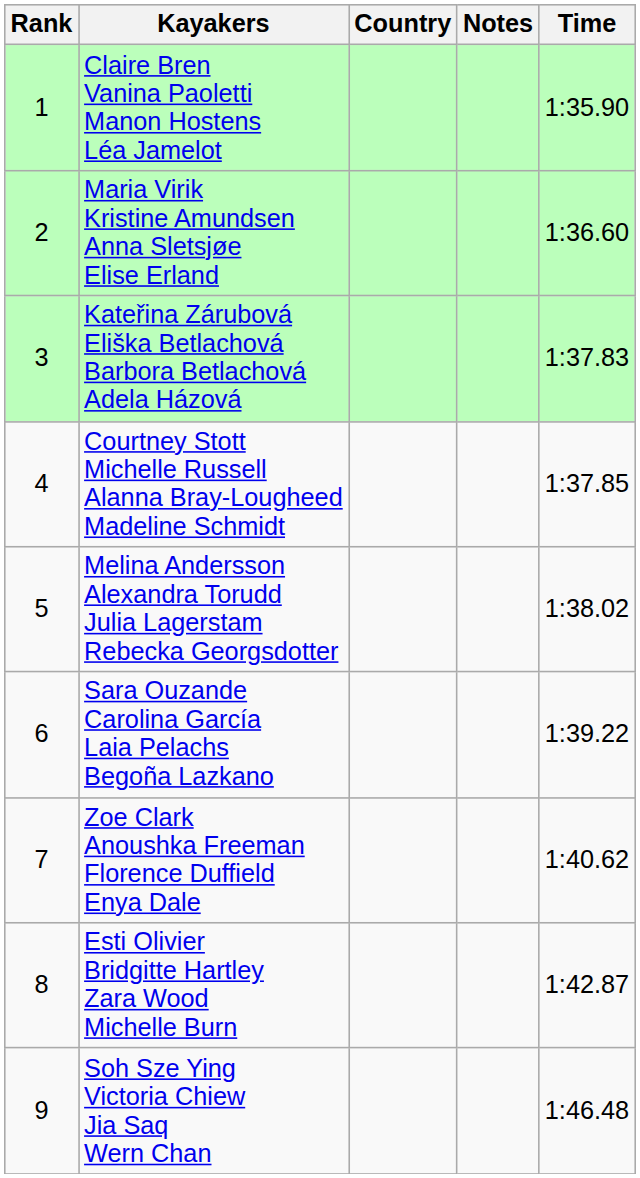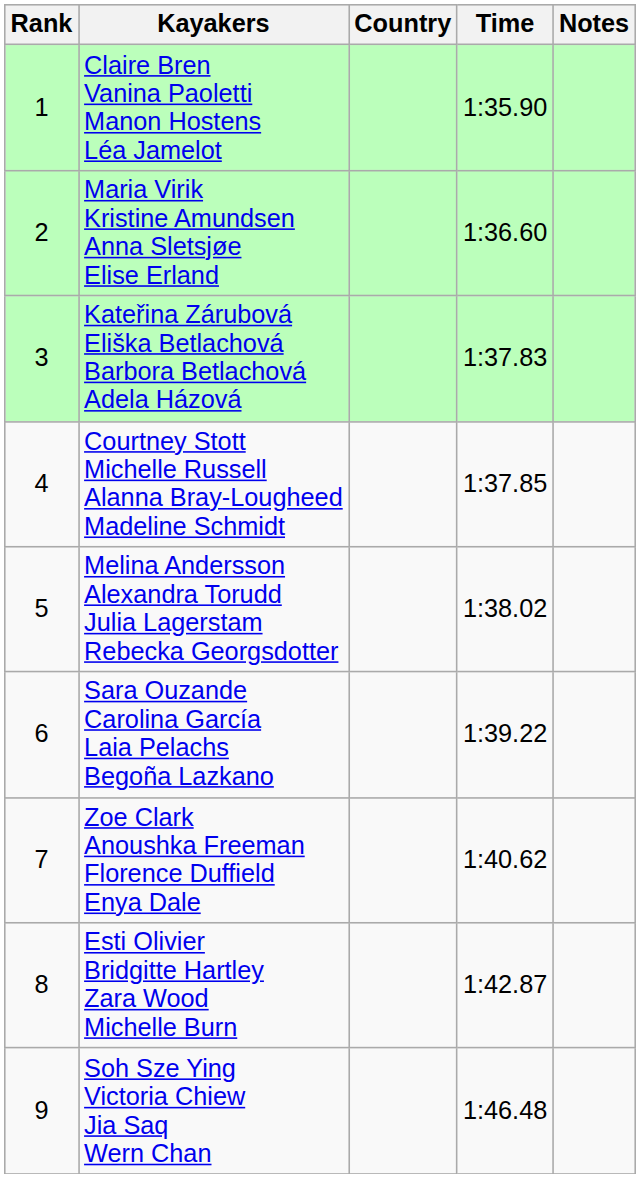columns swapped: (587, 24) <-> (498, 24)
